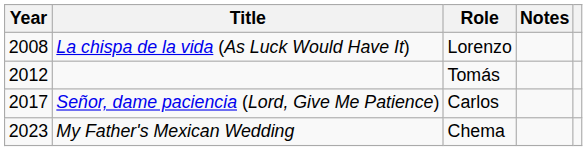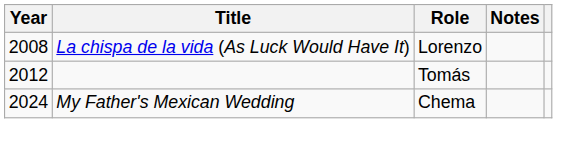- row: (248, 103)
(28, 131) 2023 -> (28, 103) 2024
